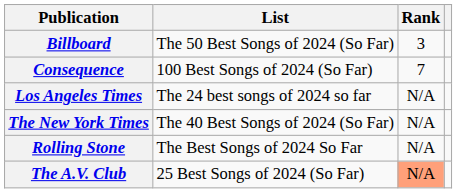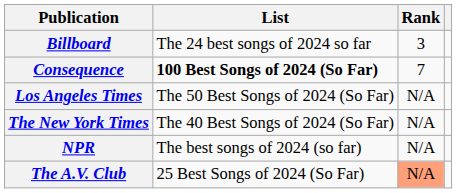(275, 43) The 50 Best Songs of 2024 (So Far) -> (264, 43) The 24 best songs of 2024 so far
(264, 69) normal -> (267, 69) bold
(264, 95) The 24 best songs of 2024 so far -> (275, 95) The 50 Best Songs of 2024 (So Far)
- row: (79, 148)
+ row: (79, 148)
